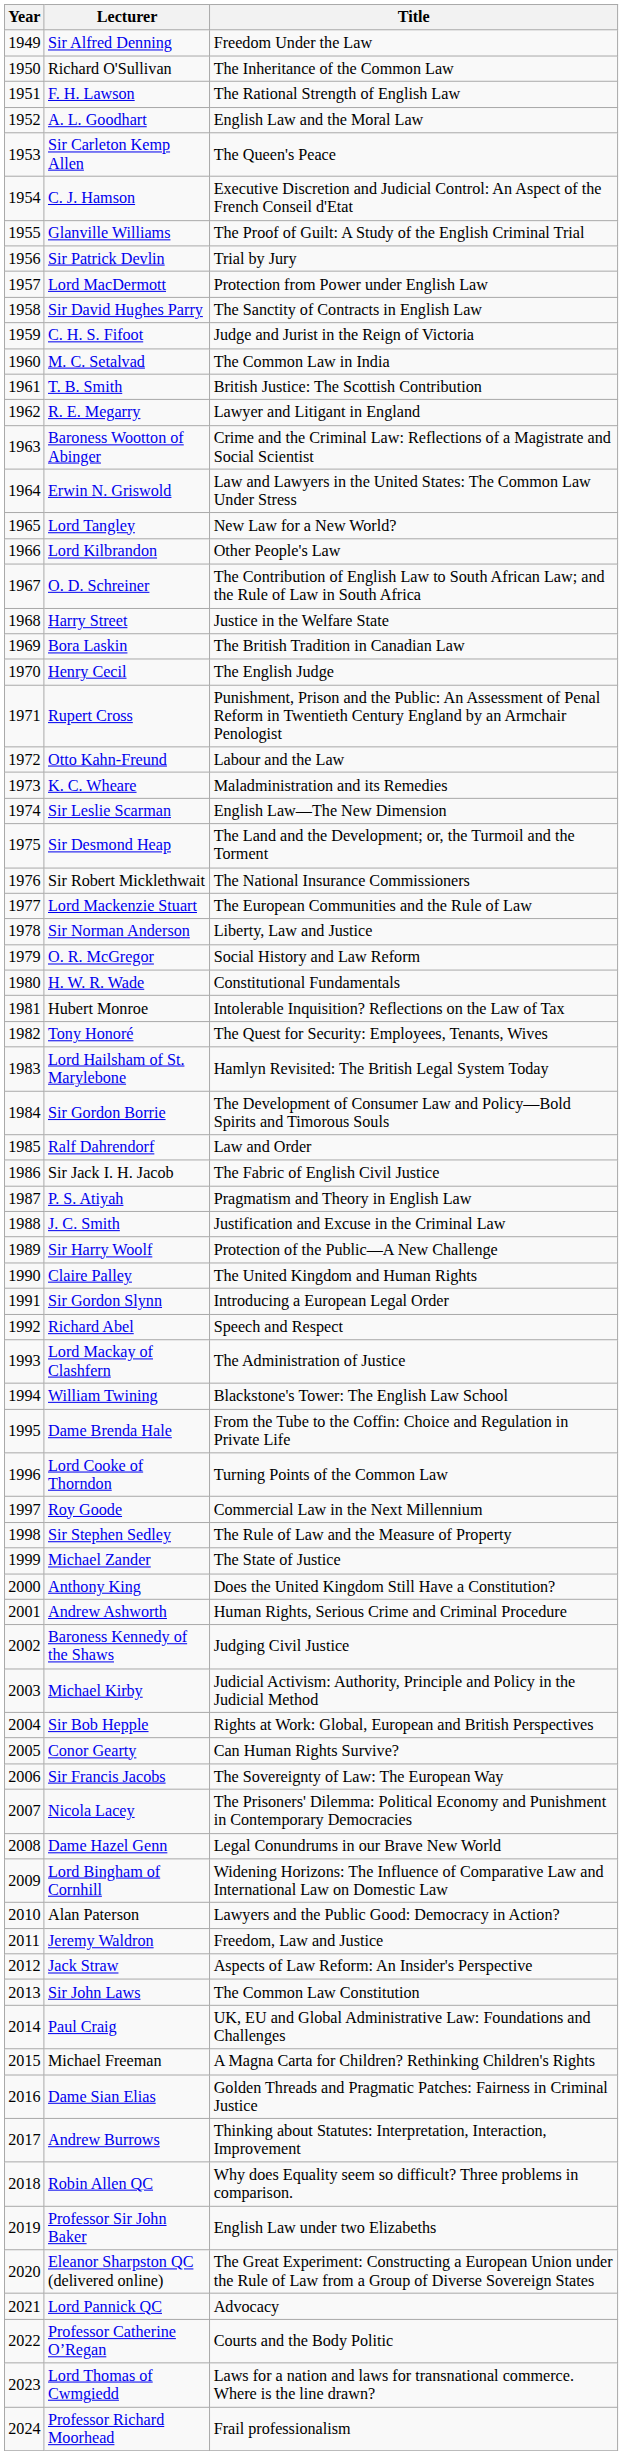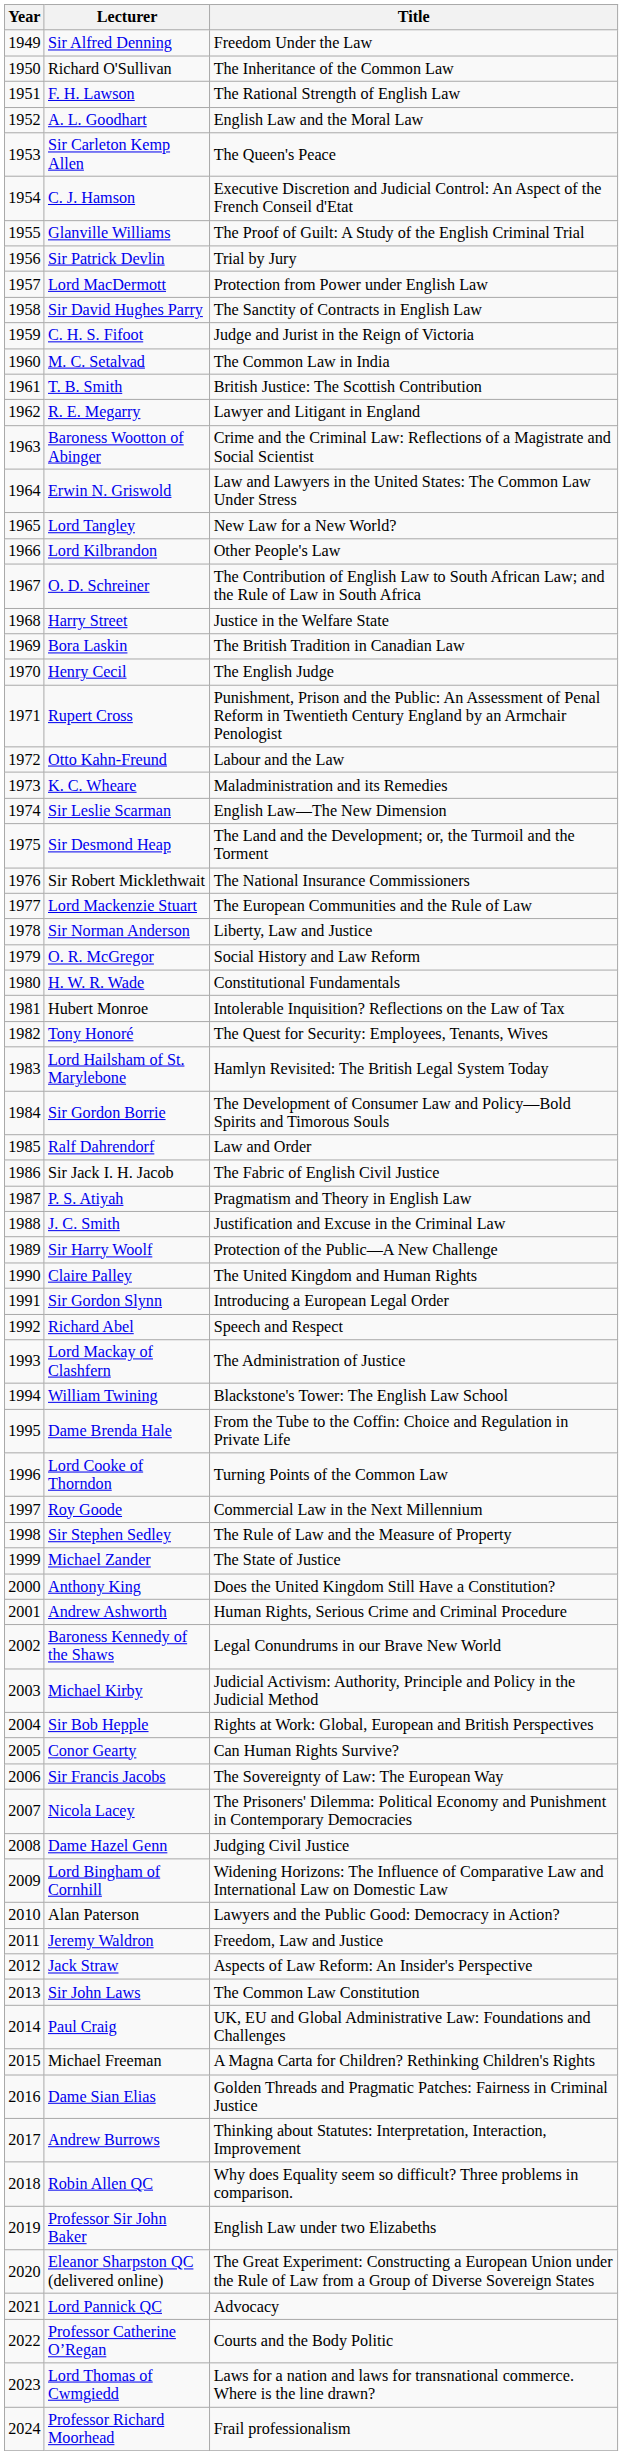(281, 1646) Judging Civil Justice -> (357, 1646) Legal Conundrums in our Brave New World
(357, 1845) Legal Conundrums in our Brave New World -> (281, 1845) Judging Civil Justice
